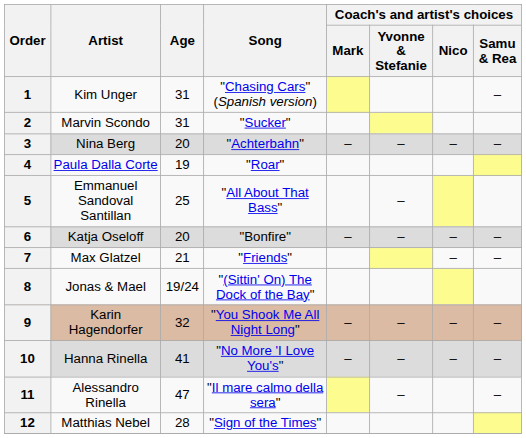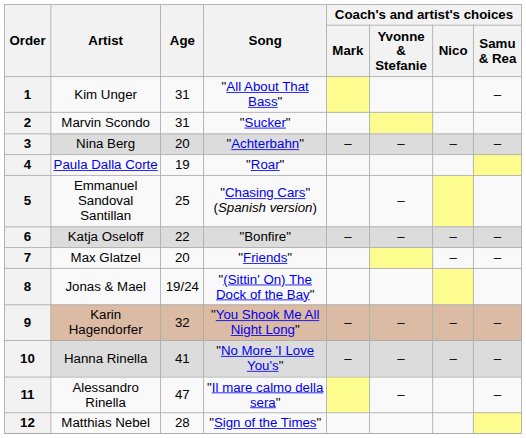(265, 94) "Chasing Cars" (Spanish version) -> (265, 94) "All About That Bass"
(265, 201) "All About That Bass" -> (265, 201) "Chasing Cars" (Spanish version)
(182, 237) 20 -> (182, 237) 22
(182, 258) 21 -> (182, 258) 20
